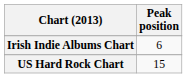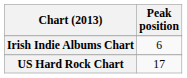(159, 63) 15 -> (159, 63) 17
